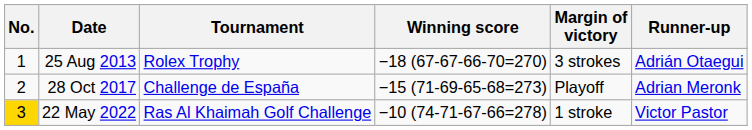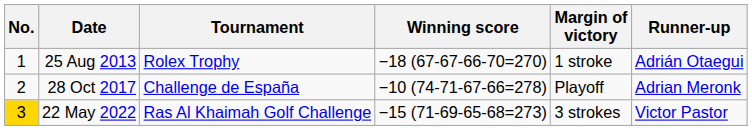(587, 62) 3 strokes -> (583, 62) 1 stroke
(463, 87) −15 (71-69-65-68=273) -> (463, 87) −10 (74-71-67-66=278)
(463, 113) −10 (74-71-67-66=278) -> (463, 113) −15 (71-69-65-68=273)
(583, 113) 1 stroke -> (587, 113) 3 strokes
